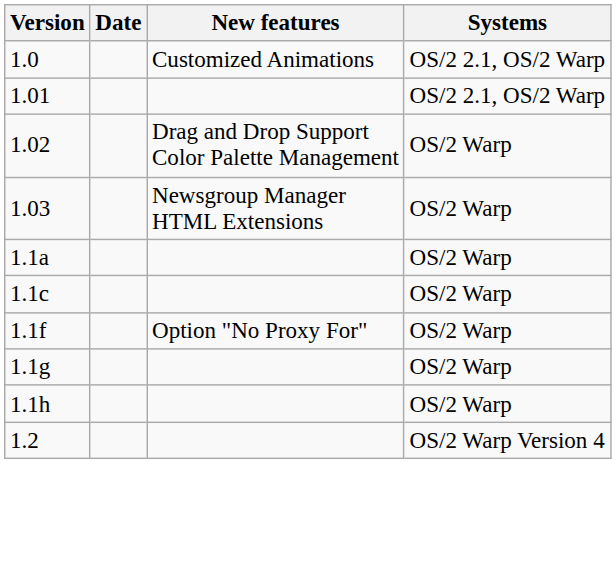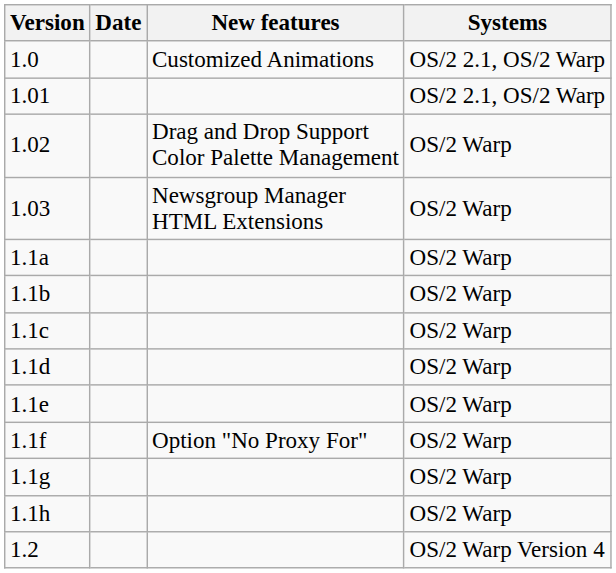+ row: (30, 293)
+ row: (30, 366)
+ row: (30, 403)
